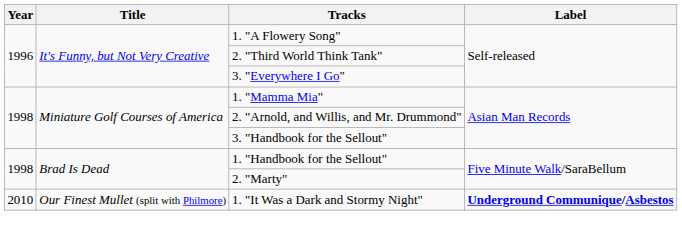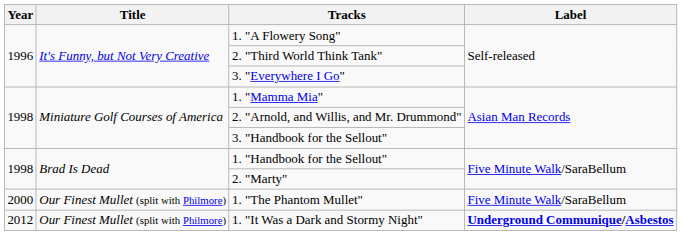+ row: (297, 199)
(20, 199) 2010 -> (20, 220) 2012
